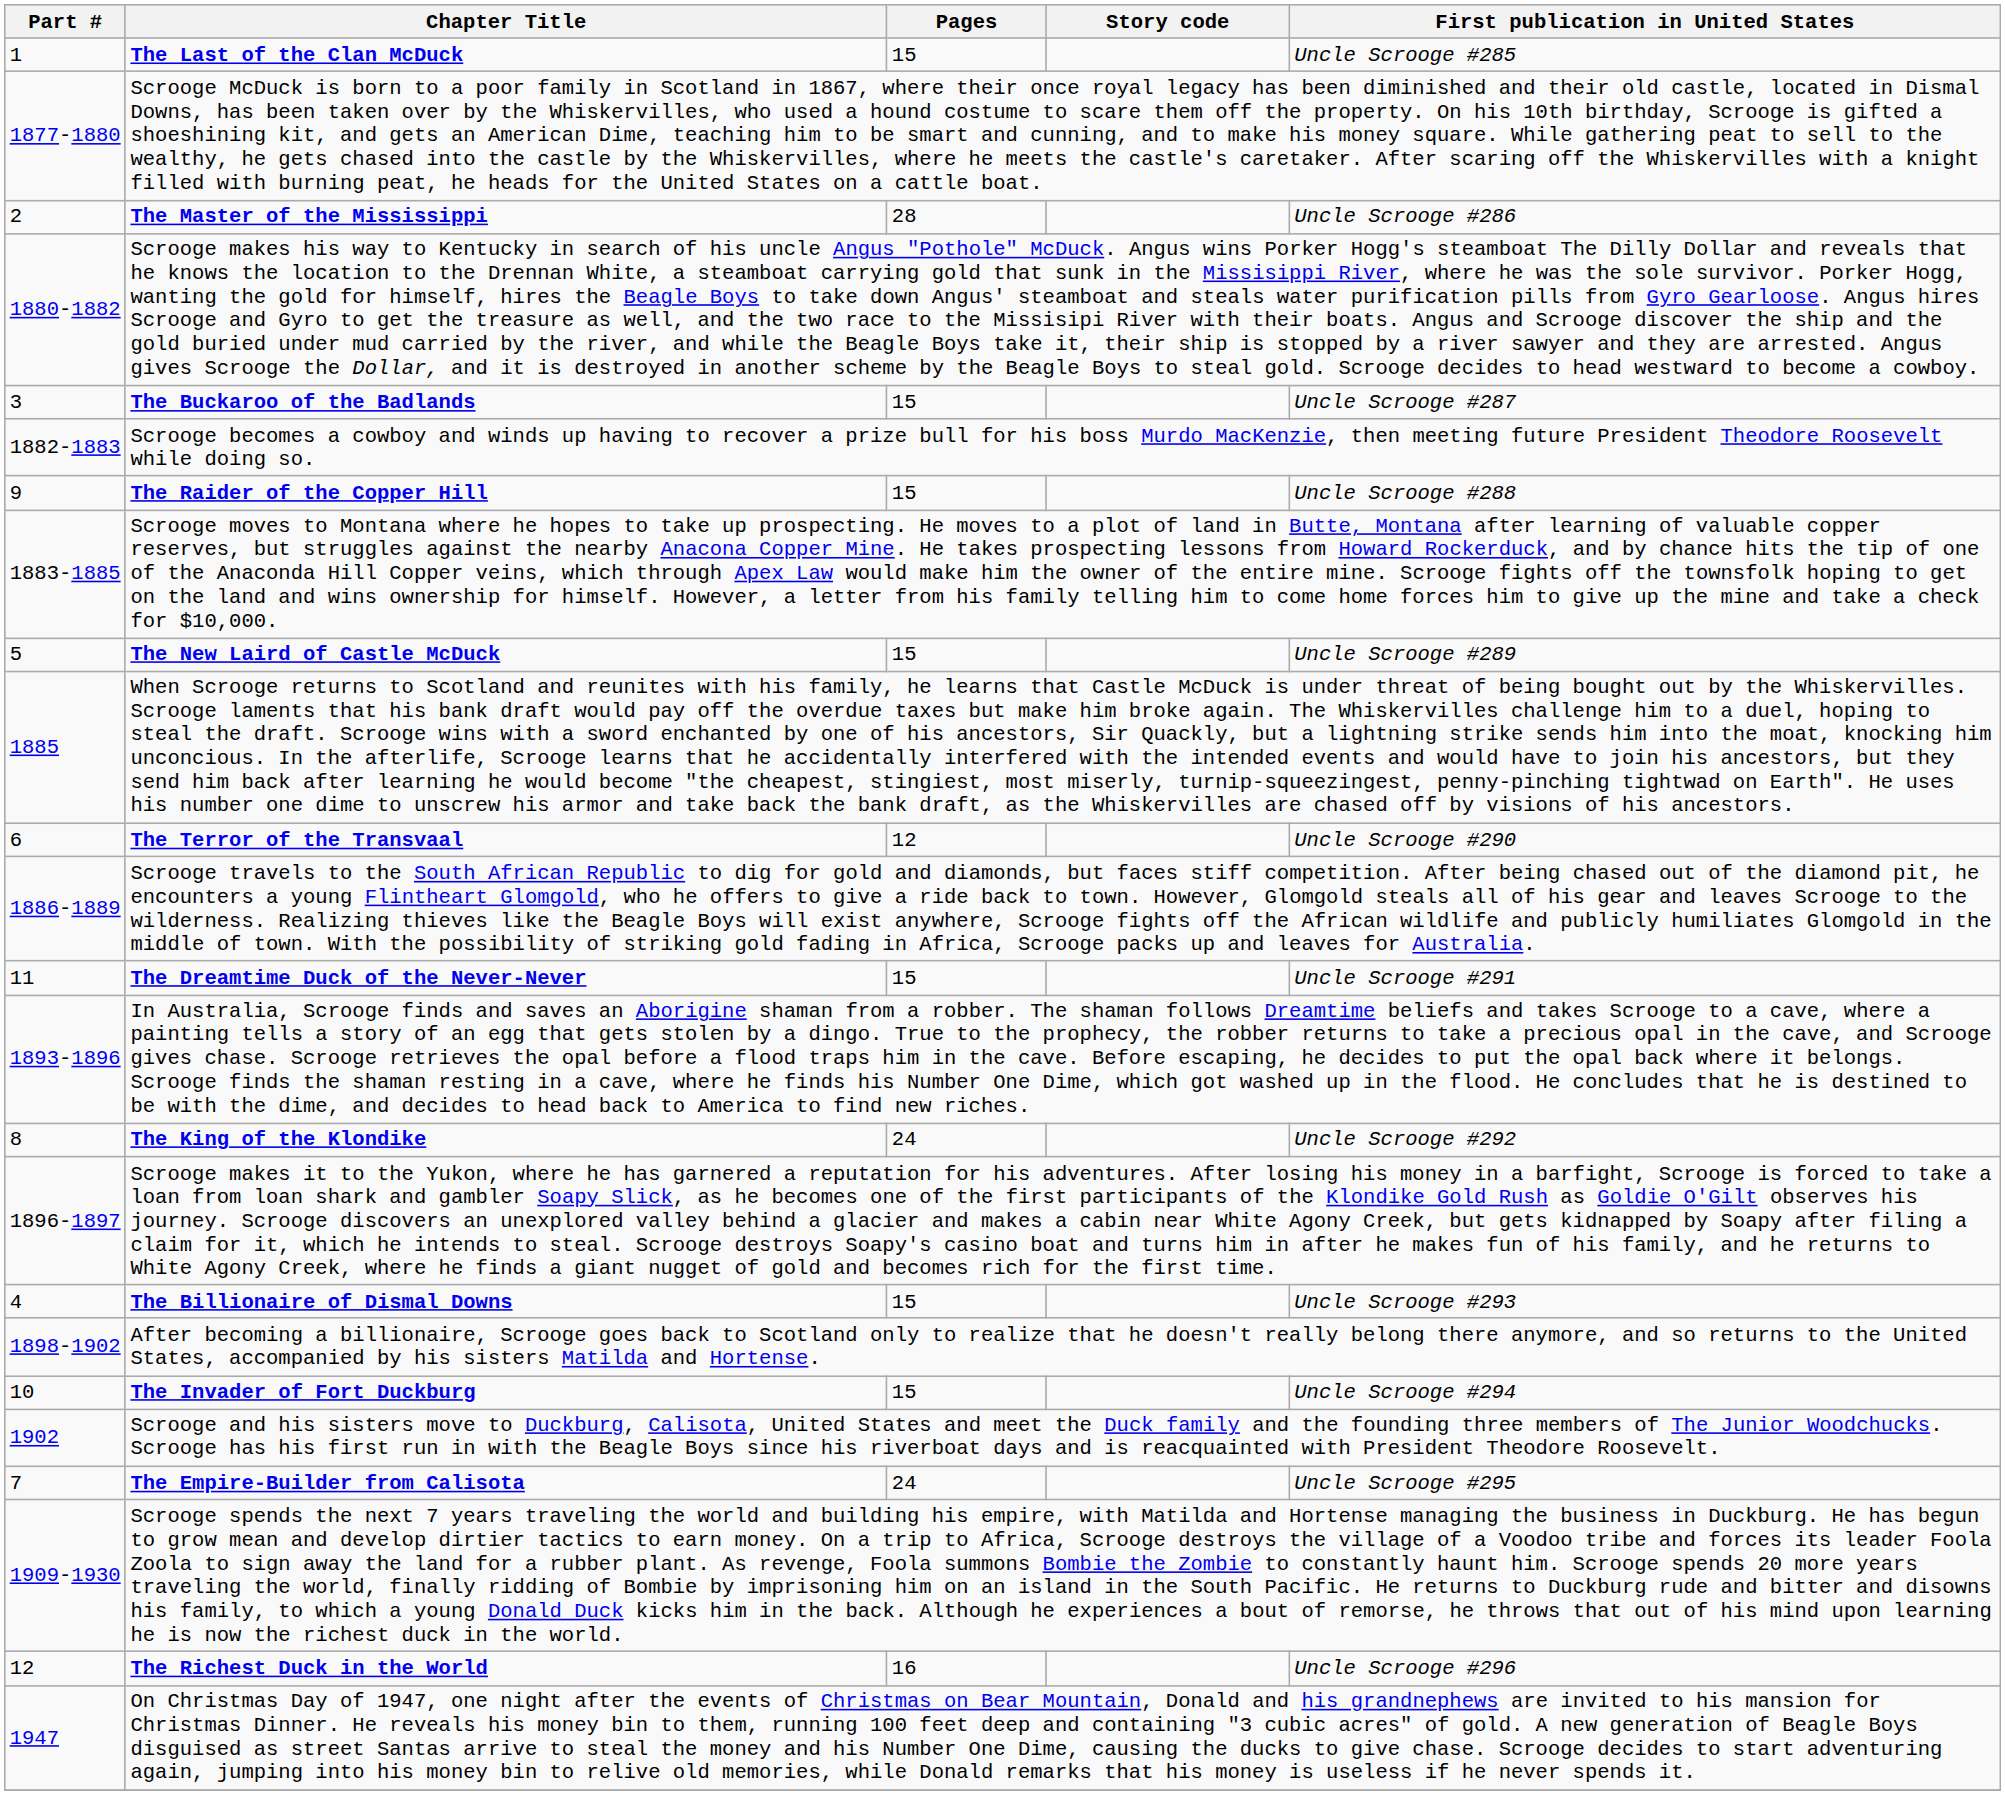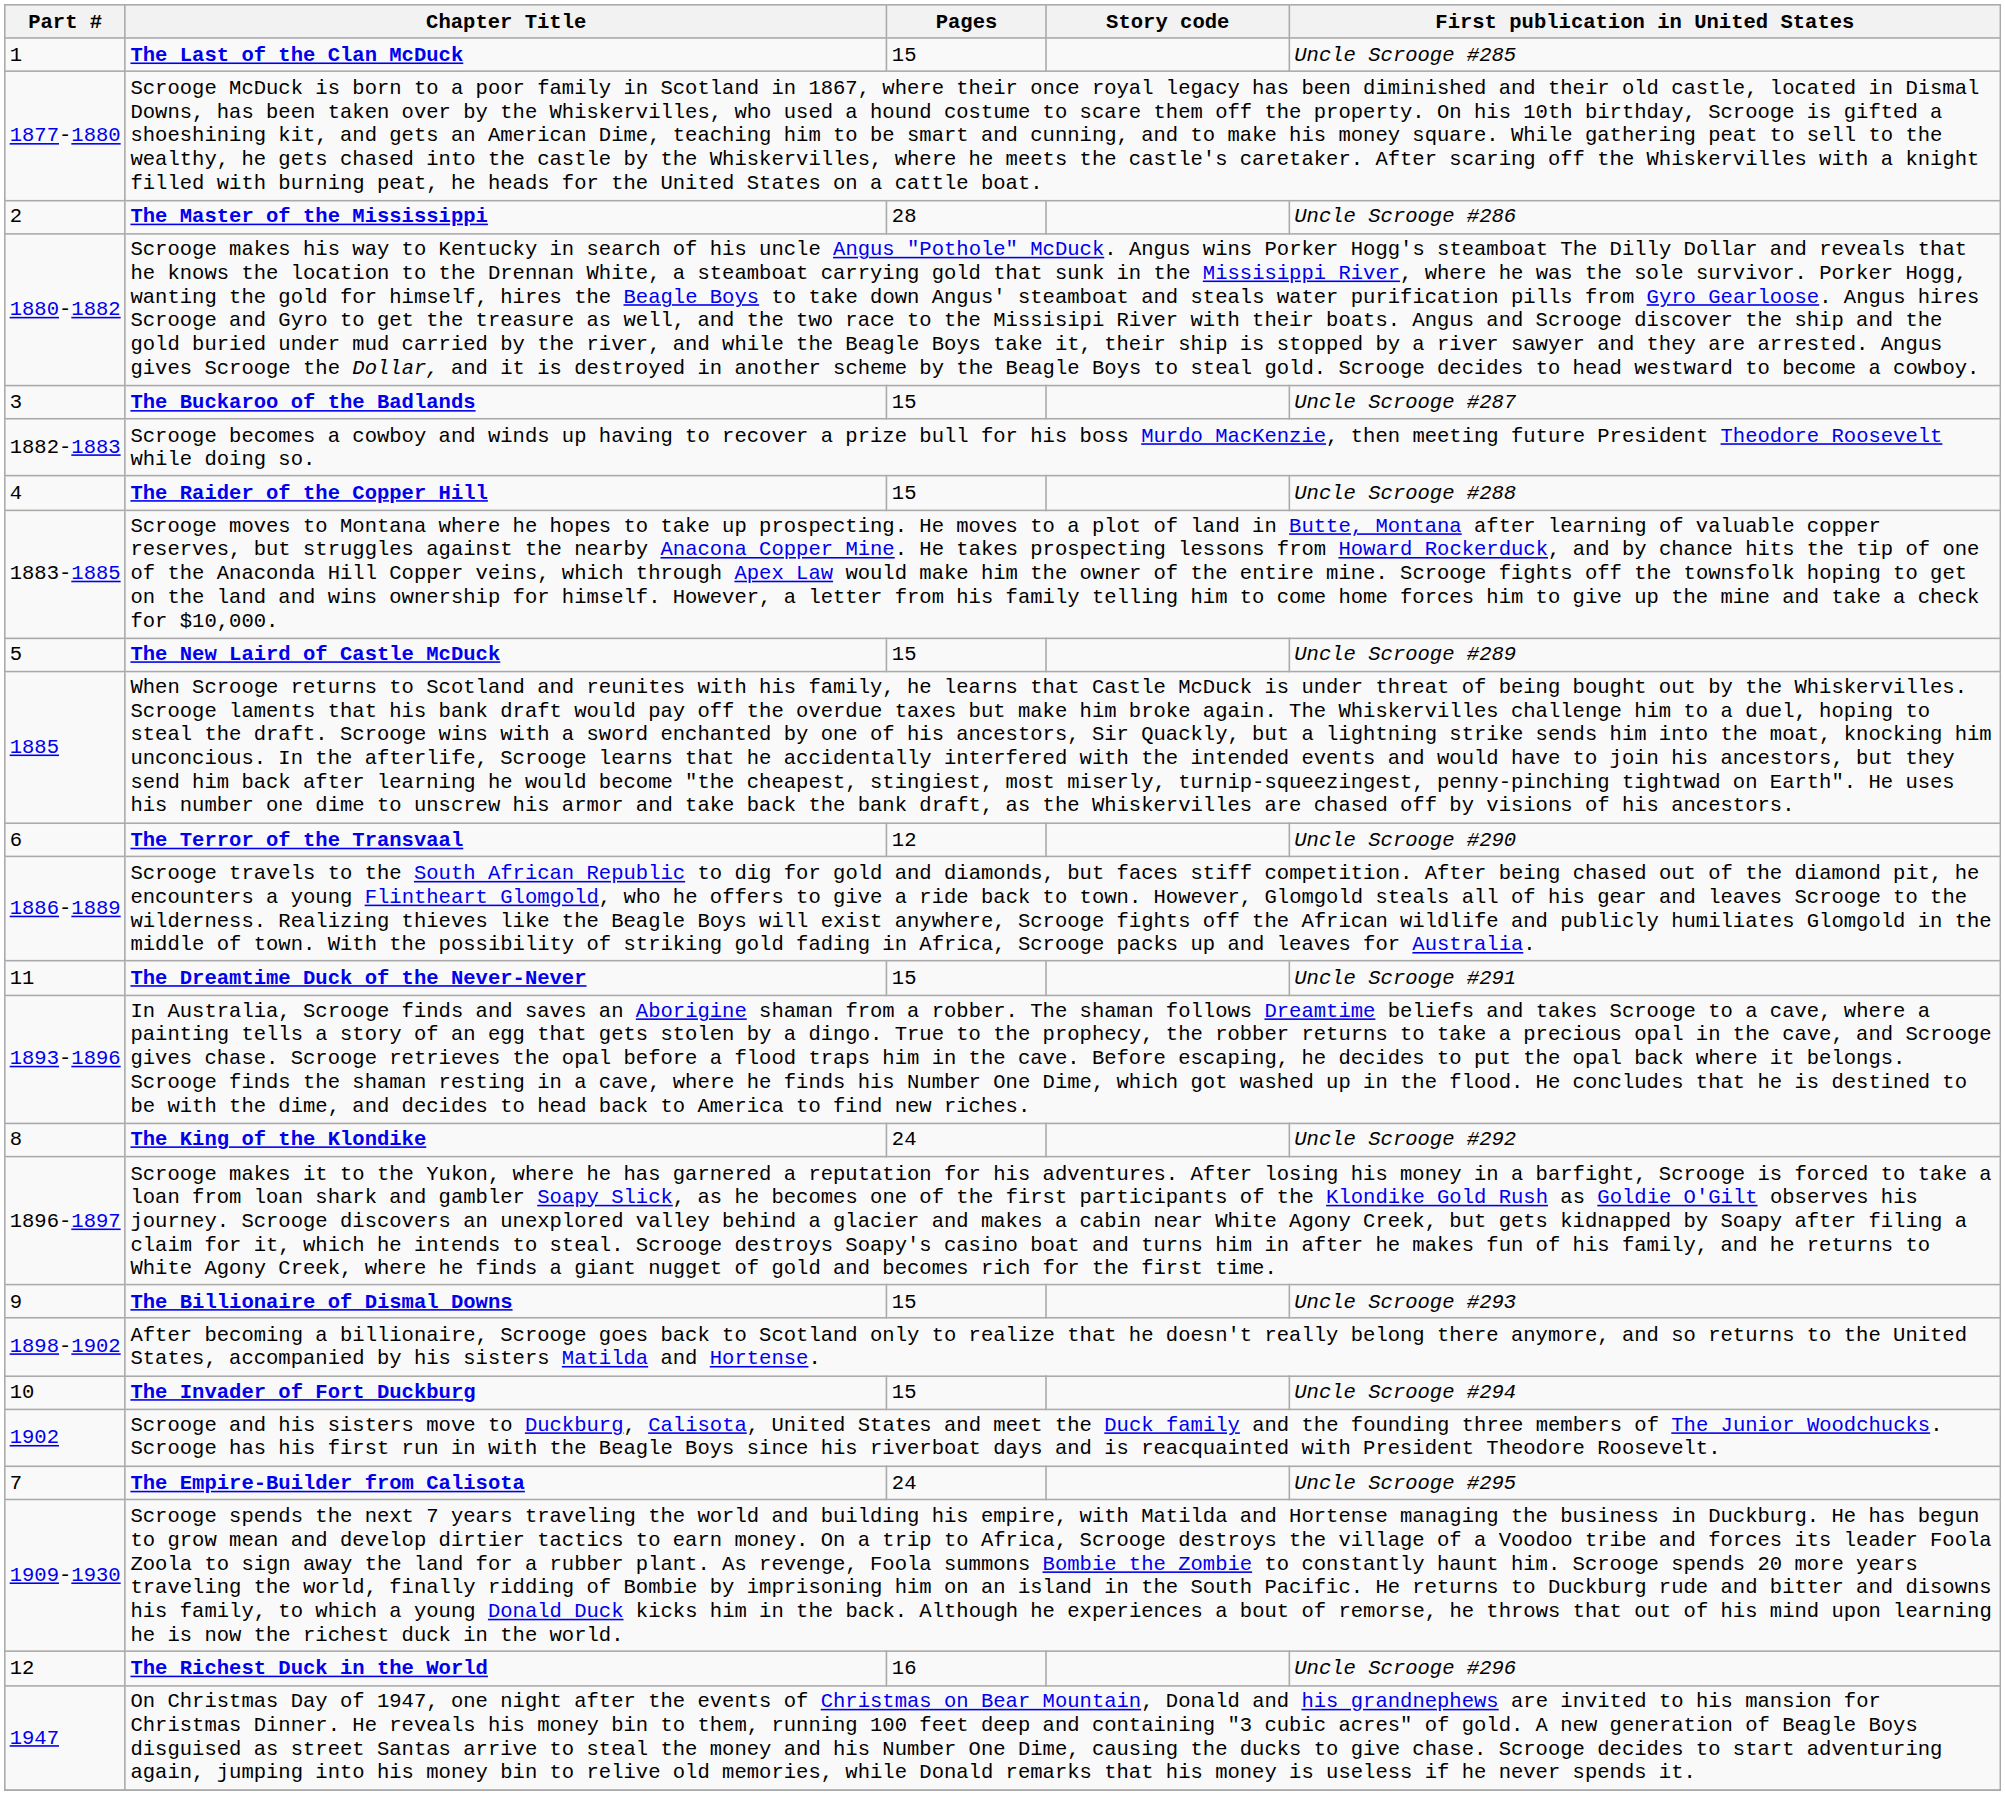(16, 493) 9 -> (16, 493) 4
(16, 1302) 4 -> (16, 1302) 9
